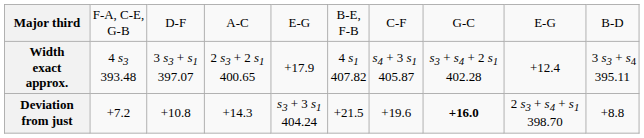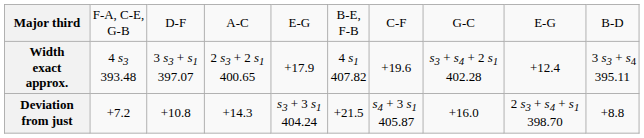(396, 67) s4 + 3 s1 405.87 -> (396, 67) +19.6
(396, 113) +19.6 -> (396, 113) s4 + 3 s1 405.87
(464, 113) bold -> (464, 113) normal
